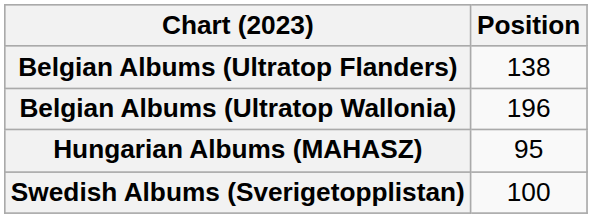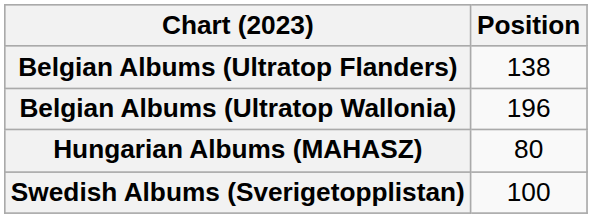(529, 150) 95 -> (529, 150) 80
